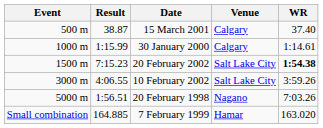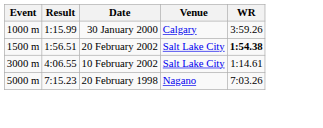- row: (176, 30)
(299, 47) 1:14.61 -> (246, 30) 3:59.26
(112, 64) 7:15.23 -> (60, 47) 1:56.51
(299, 81) 3:59.26 -> (246, 64) 1:14.61
(112, 98) 1:56.51 -> (60, 81) 7:15.23
- row: (174, 115)
